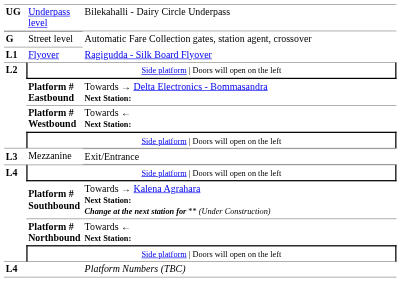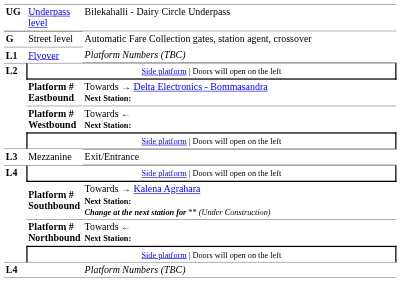(148, 55) Ragigudda - Silk Board Flyover -> (135, 55) Platform Numbers (TBC)
